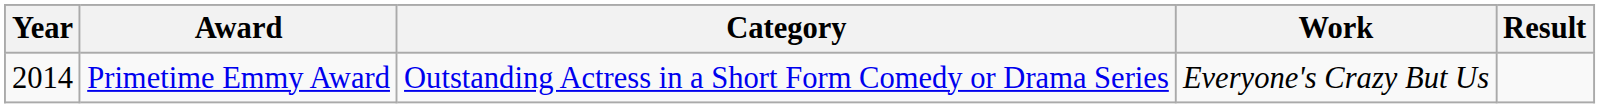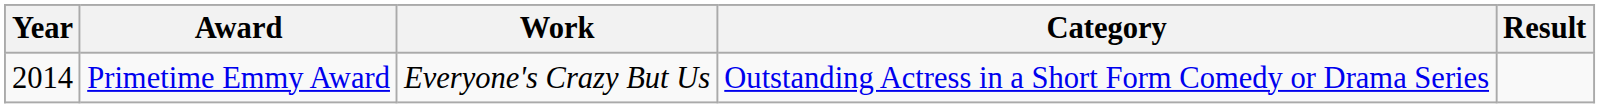columns swapped: (786, 28) <-> (1336, 28)
